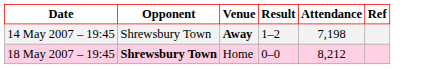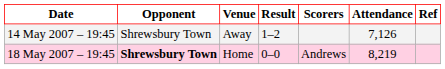+ column: (324, 14)
(238, 34) bold -> (237, 34) normal
(332, 34) 7,198 -> (382, 34) 7,126
(332, 53) 8,212 -> (382, 53) 8,219
